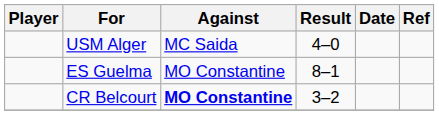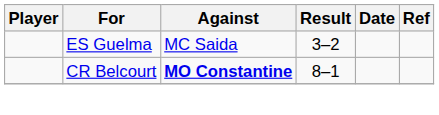- row: (106, 44)
(225, 71) MO Constantine -> (201, 44) MC Saida
(326, 71) 8–1 -> (326, 44) 3–2
(326, 97) 3–2 -> (326, 71) 8–1
